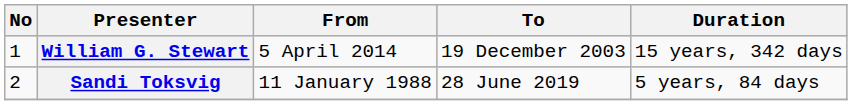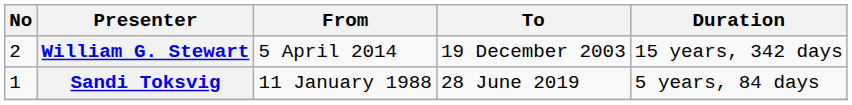(15, 52) 1 -> (15, 52) 2
(15, 83) 2 -> (15, 83) 1
